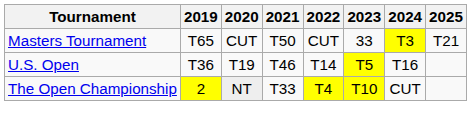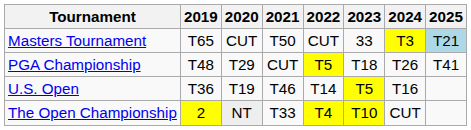(446, 41) no background -> (446, 41) lightblue background
+ row: (74, 65)
